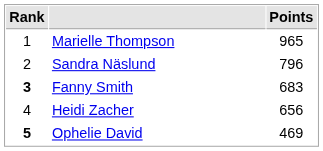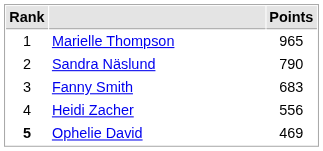(291, 64) 796 -> (291, 64) 790
(27, 87) bold -> (27, 87) normal
(291, 111) 656 -> (291, 111) 556
